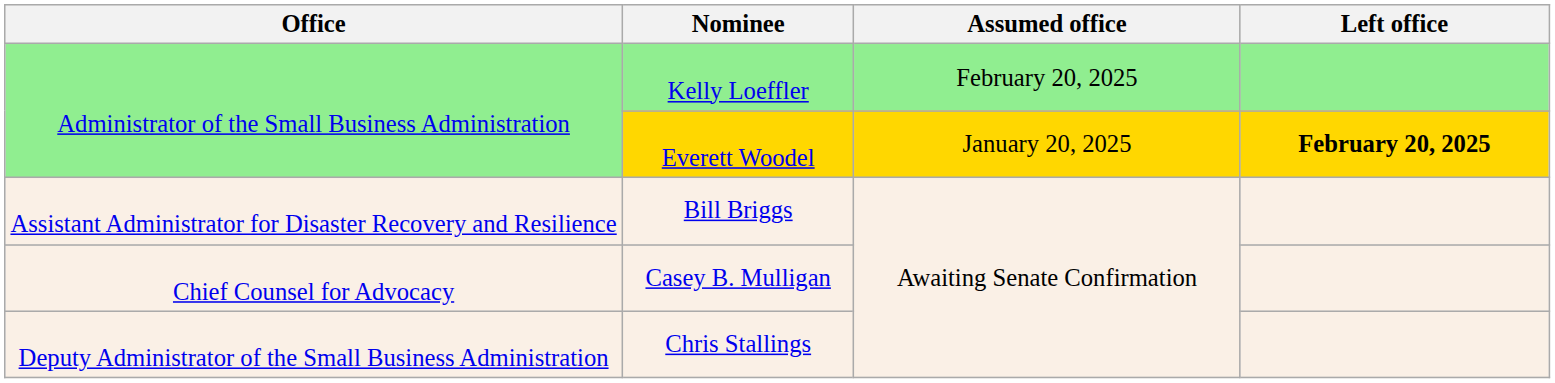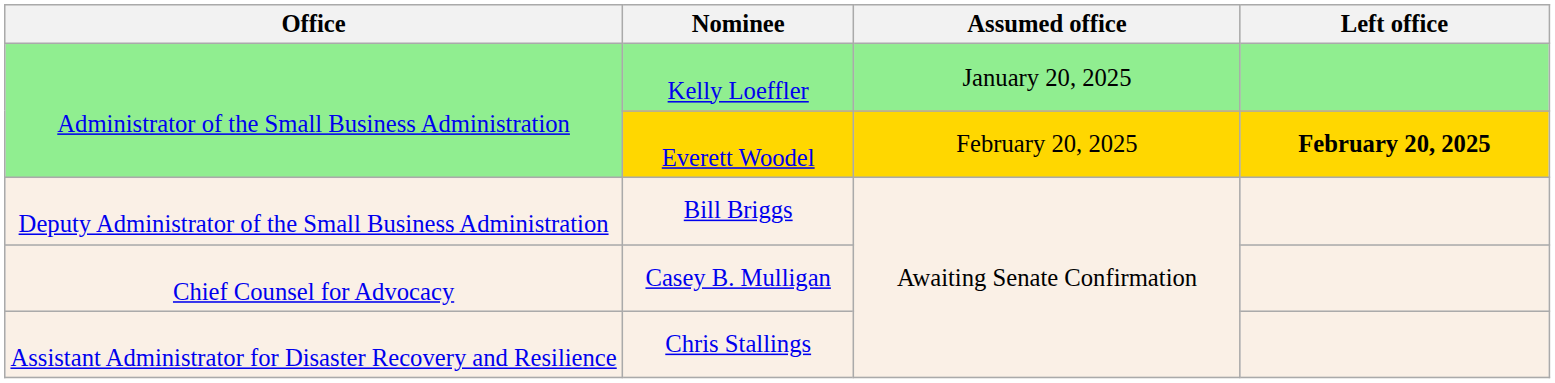(1047, 76) February 20, 2025 -> (1047, 76) January 20, 2025
(1047, 143) January 20, 2025 -> (1047, 143) February 20, 2025
(314, 224) Assistant Administrator for Disaster Recovery and Resilience -> (314, 224) Deputy Administrator of the Small Business Administration
(314, 358) Deputy Administrator of the Small Business Administration -> (314, 358) Assistant Administrator for Disaster Recovery and Resilience
